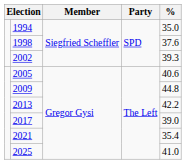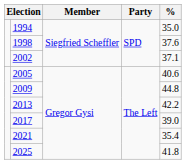(170, 58) 39.3 -> (170, 58) 37.1
(170, 151) 41.0 -> (170, 151) 41.8
